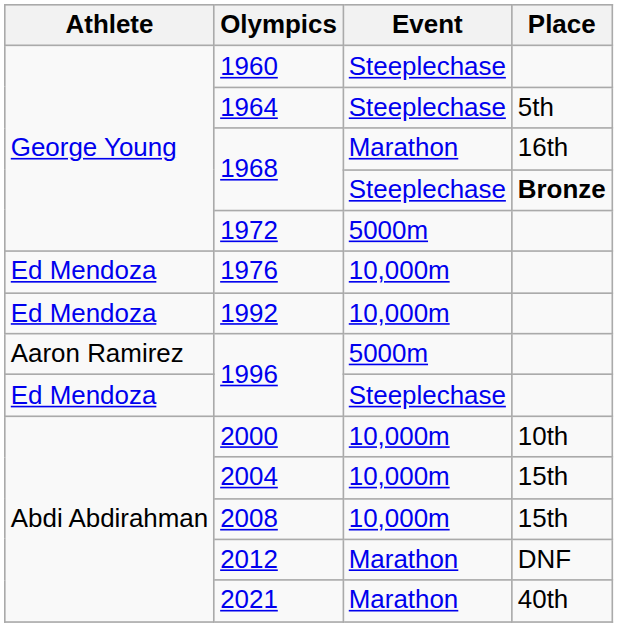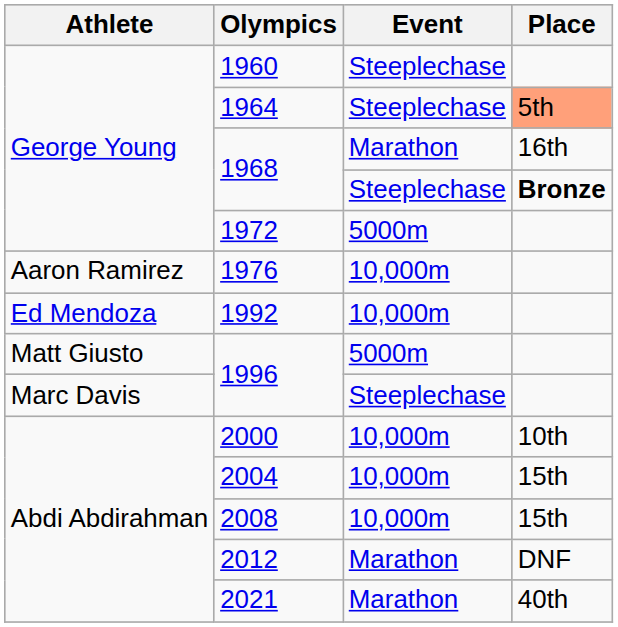(536, 107) no background -> (536, 107) lightsalmon background
(84, 271) Ed Mendoza -> (97, 271) Aaron Ramirez
(97, 353) Aaron Ramirez -> (77, 353) Matt Giusto
(84, 395) Ed Mendoza -> (76, 395) Marc Davis
